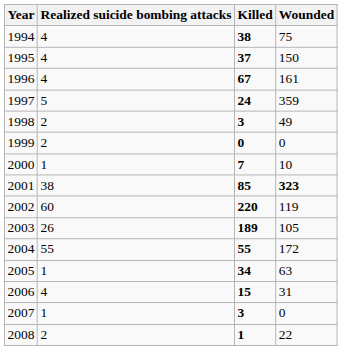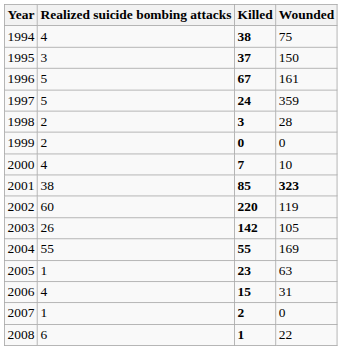(44, 57) 4 -> (44, 57) 3
(44, 79) 4 -> (44, 79) 5
(286, 121) 49 -> (286, 121) 28
(44, 164) 1 -> (44, 164) 4
(248, 228) 189 -> (248, 228) 142
(289, 249) 172 -> (289, 249) 169
(244, 270) 34 -> (244, 270) 23
(241, 313) 3 -> (241, 313) 2
(44, 334) 2 -> (44, 334) 6
